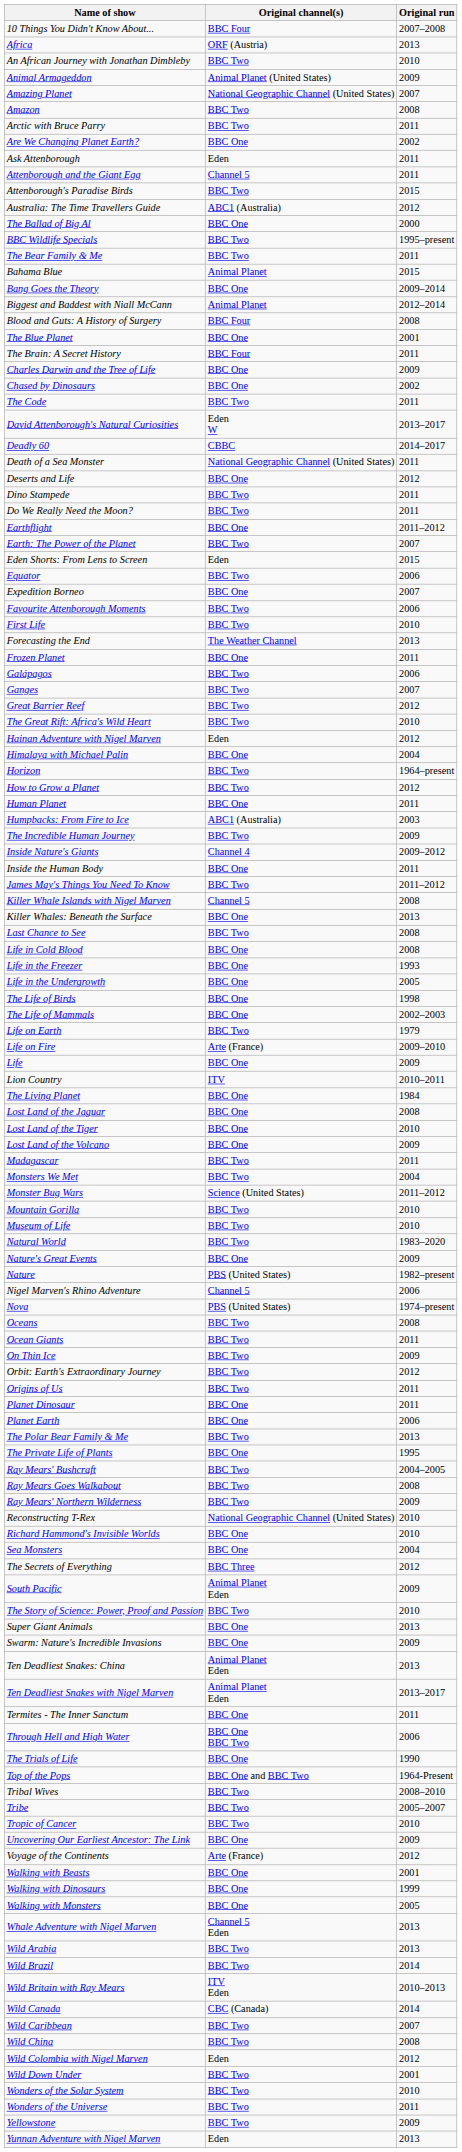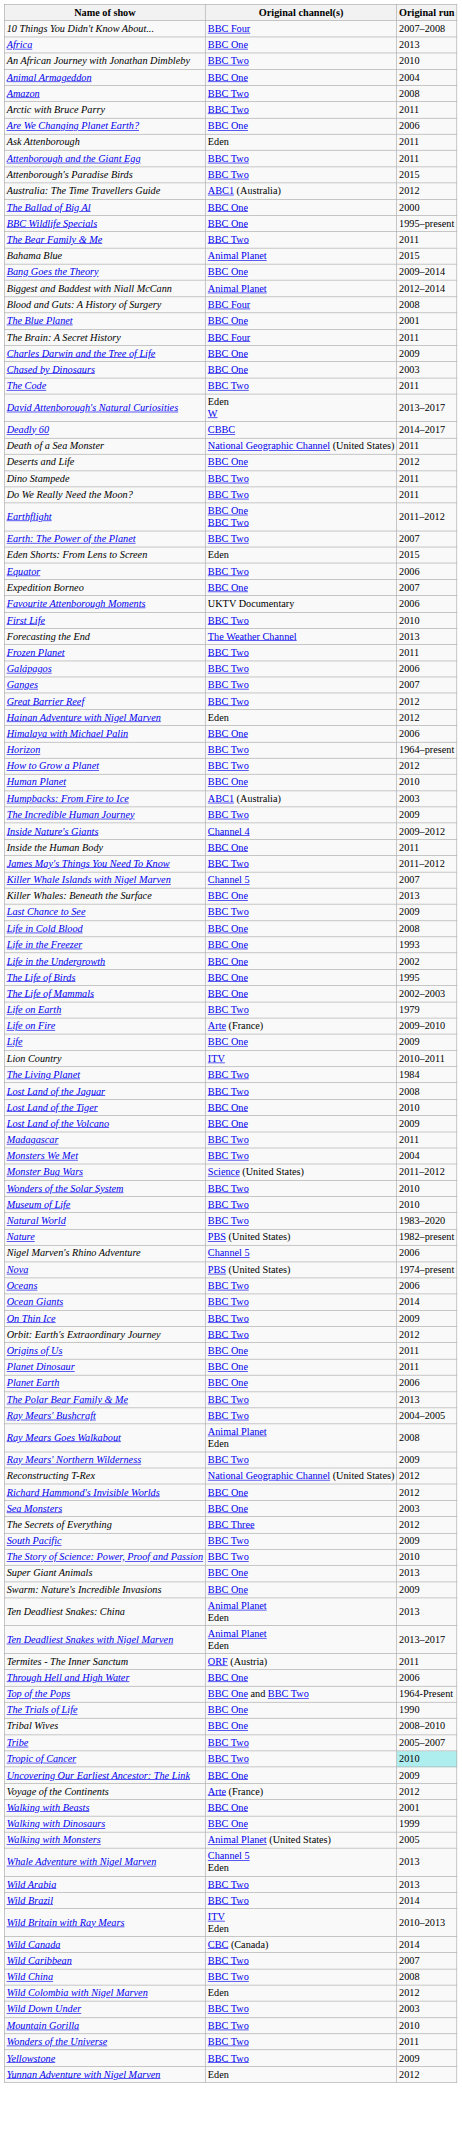(238, 45) ORF (Austria) -> (228, 45) BBC One
(269, 77) Animal Planet (United States) -> (228, 77) BBC One
(409, 77) 2009 -> (409, 77) 2004
- row: (39, 93)
(409, 142) 2002 -> (409, 126) 2006
(229, 175) Channel 5 -> (228, 158) BBC Two
(228, 239) BBC Two -> (228, 223) BBC One
(409, 386) 2002 -> (409, 369) 2003
(228, 527) BBC One -> (228, 517) BBC One BBC Two
(228, 608) BBC Two -> (251, 604) UKTV Documentary
(228, 657) BBC One -> (228, 652) BBC Two
- row: (79, 722)
(409, 754) 2004 -> (409, 733) 2006
(409, 803) 2011 -> (409, 782) 2010
(409, 901) 2008 -> (409, 880) 2007
(409, 933) 2008 -> (409, 912) 2009
(409, 982) 2005 -> (409, 961) 2002
(409, 998) 1998 -> (409, 977) 1995
(228, 1095) BBC One -> (228, 1075) BBC Two
(228, 1112) BBC One -> (228, 1091) BBC Two
rows swapped: (43, 1209) <-> (65, 2090)
- row: (52, 1258)
(409, 1323) 2008 -> (409, 1286) 2006
(409, 1339) 2011 -> (409, 1302) 2014
(228, 1388) BBC Two -> (228, 1351) BBC One
- row: (60, 1453)
(228, 1485) BBC Two -> (237, 1438) Animal Planet Eden
(409, 1518) 2010 -> (409, 1476) 2012
(409, 1534) 2010 -> (409, 1492) 2012
(409, 1550) 2004 -> (409, 1508) 2003
(237, 1588) Animal Planet Eden -> (228, 1541) BBC Two
(228, 1715) BBC One -> (238, 1661) ORF (Austria)
(228, 1737) BBC One BBC Two -> (228, 1677) BBC One
rows swapped: (42, 1759) <-> (38, 1775)
(228, 1791) BBC Two -> (228, 1726) BBC One
(409, 1824) no background -> (409, 1759) paleturquoise background
(228, 1905) BBC One -> (269, 1840) Animal Planet (United States)
(409, 2074) 2001 -> (409, 2009) 2003
(409, 2139) 2013 -> (409, 2074) 2012
